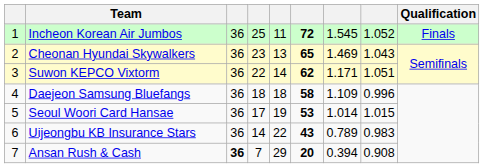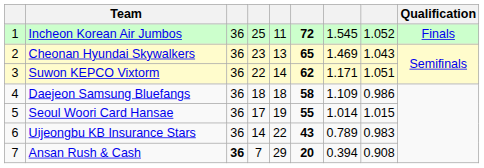(379, 93) 0.996 -> (379, 93) 0.986
(307, 113) 53 -> (307, 113) 55
